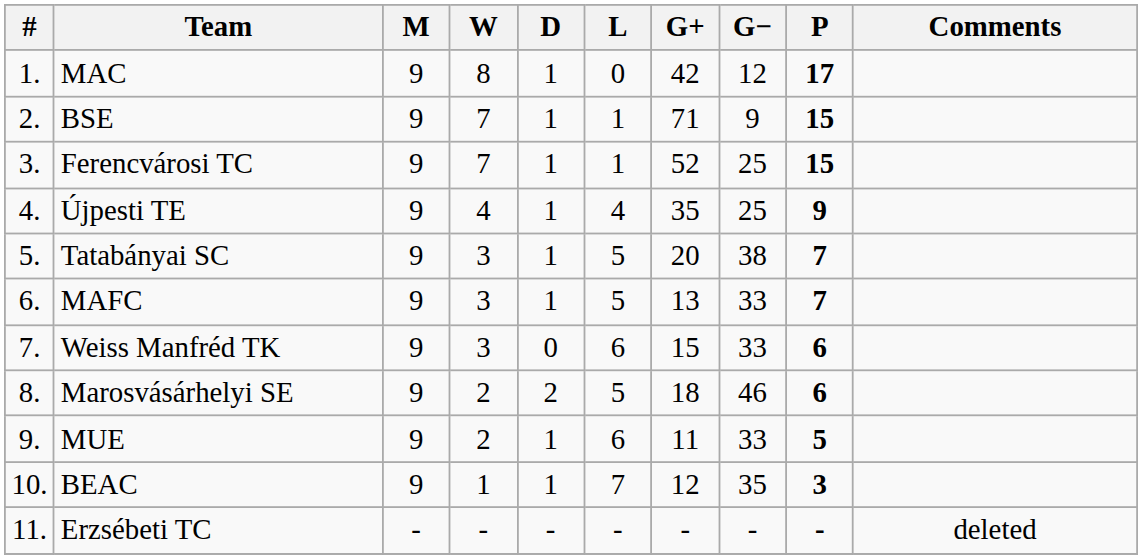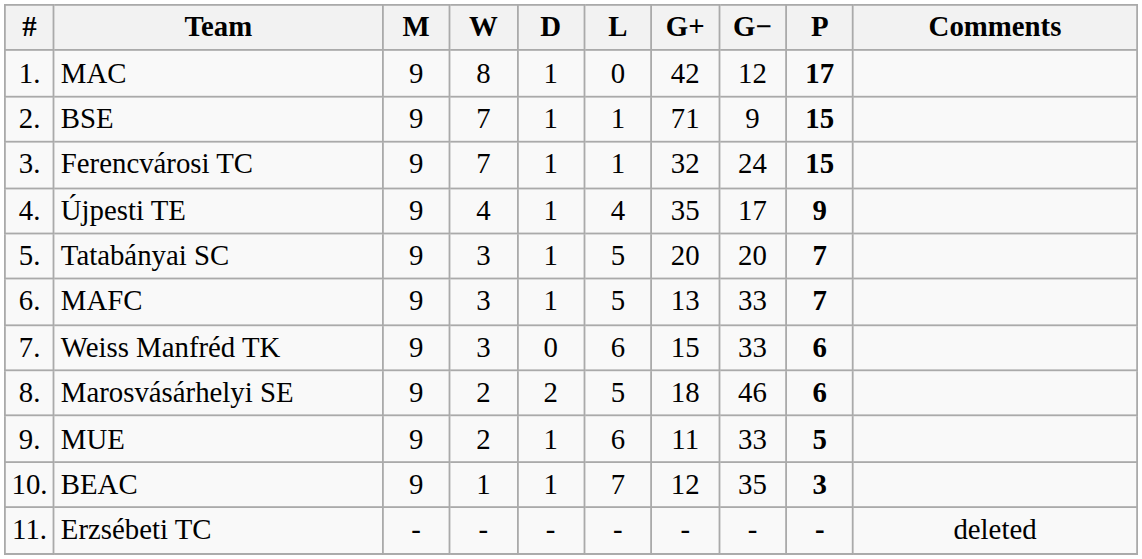(685, 164) 52 -> (685, 164) 32
(752, 164) 25 -> (752, 164) 24
(752, 210) 25 -> (752, 210) 17
(752, 255) 38 -> (752, 255) 20
